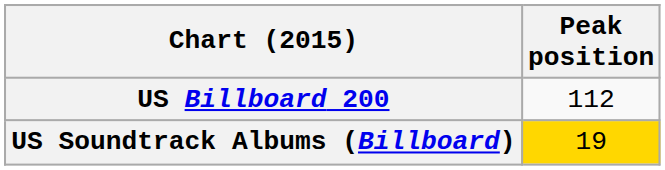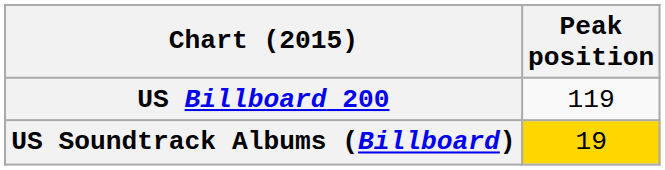(591, 100) 112 -> (591, 100) 119
